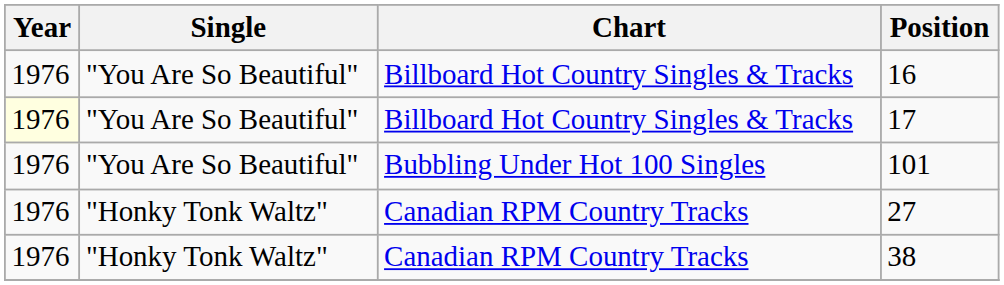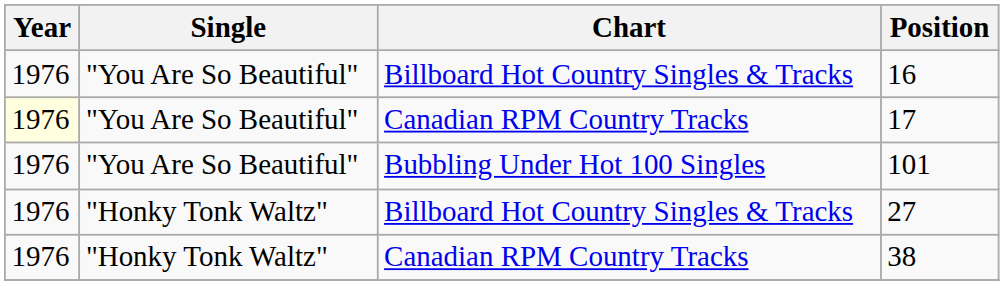(619, 119) Billboard Hot Country Singles & Tracks -> (566, 119) Canadian RPM Country Tracks
(566, 211) Canadian RPM Country Tracks -> (619, 211) Billboard Hot Country Singles & Tracks
